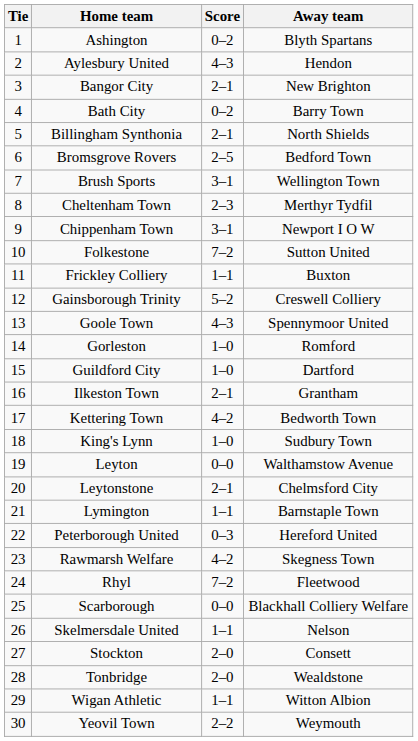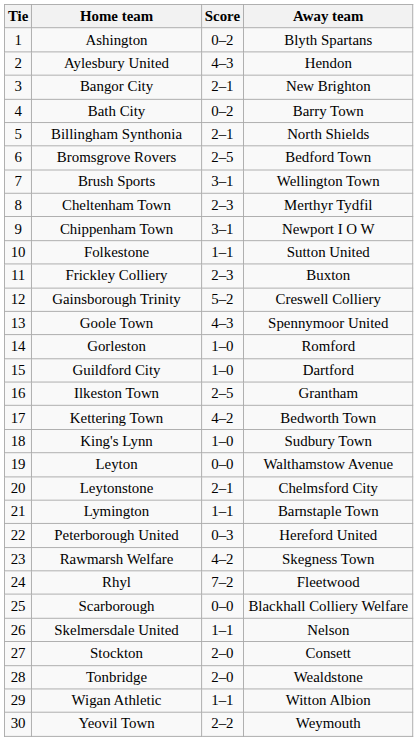(222, 252) 7–2 -> (222, 252) 1–1
(222, 275) 1–1 -> (222, 275) 2–3
(222, 393) 2–1 -> (222, 393) 2–5
